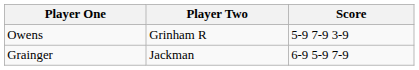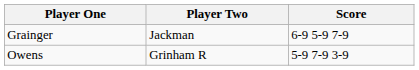rows swapped: (25, 34) <-> (30, 55)
